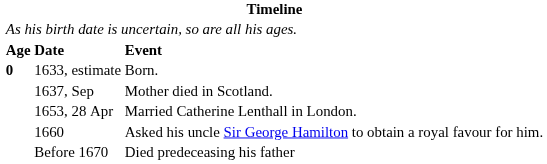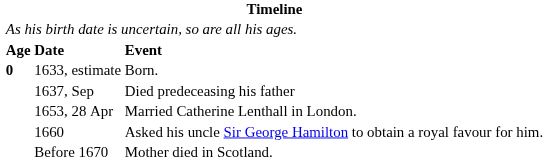(199, 91) Mother died in Scotland. -> (210, 91) Died predeceasing his father
(210, 152) Died predeceasing his father -> (199, 152) Mother died in Scotland.
